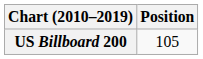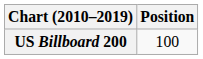(167, 41) 105 -> (167, 41) 100
